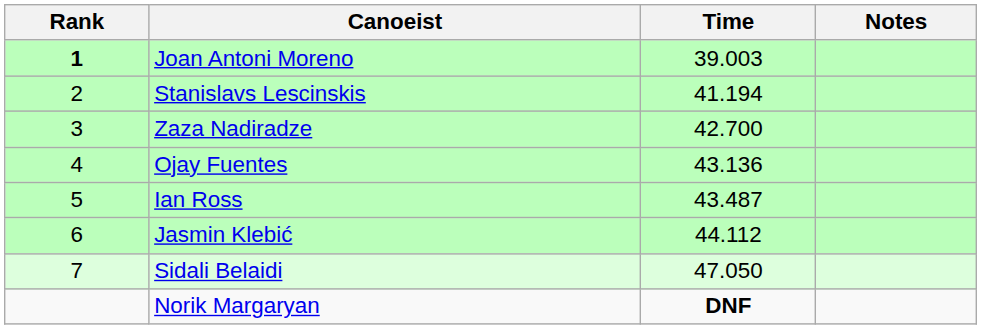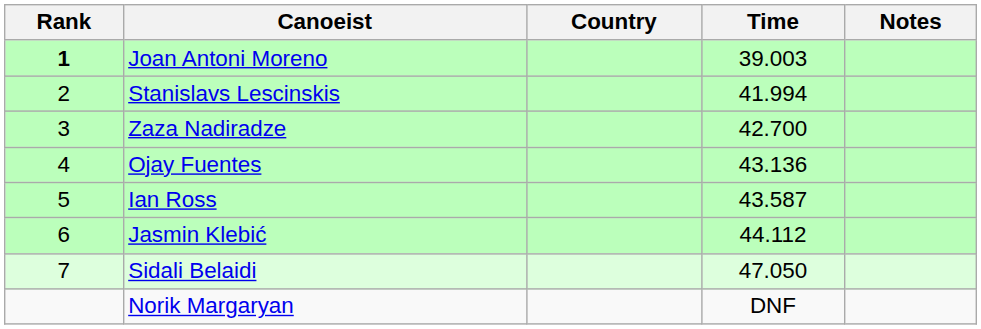+ column: (614, 22)
(728, 93) 41.194 -> (773, 93) 41.994
(728, 199) 43.487 -> (773, 199) 43.587
(728, 306) bold -> (773, 306) normal
